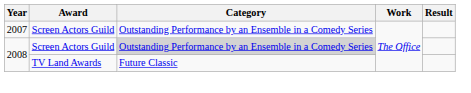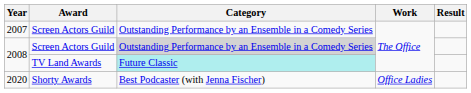(148, 63) no background -> (148, 63) paleturquoise background
+ row: (17, 80)
